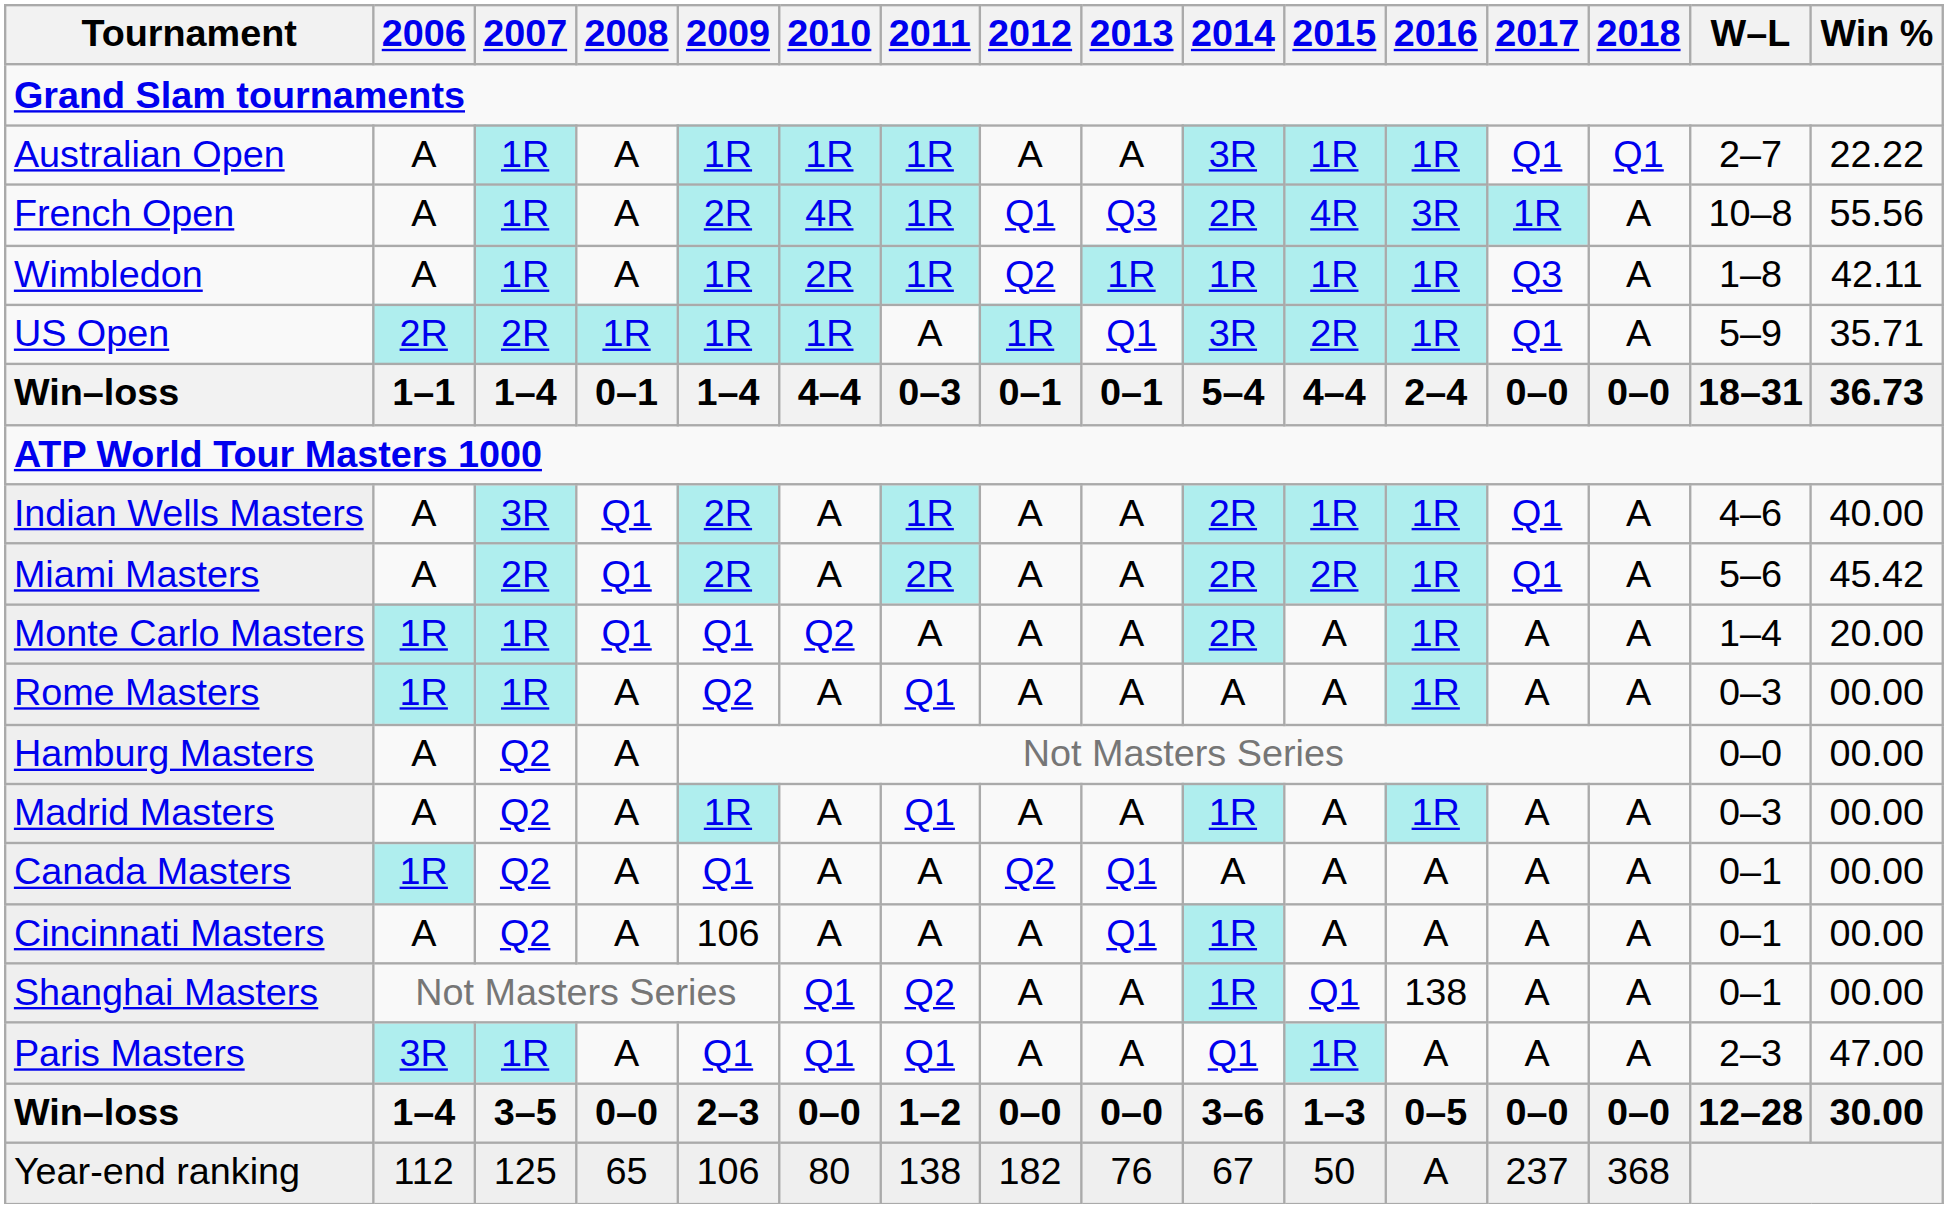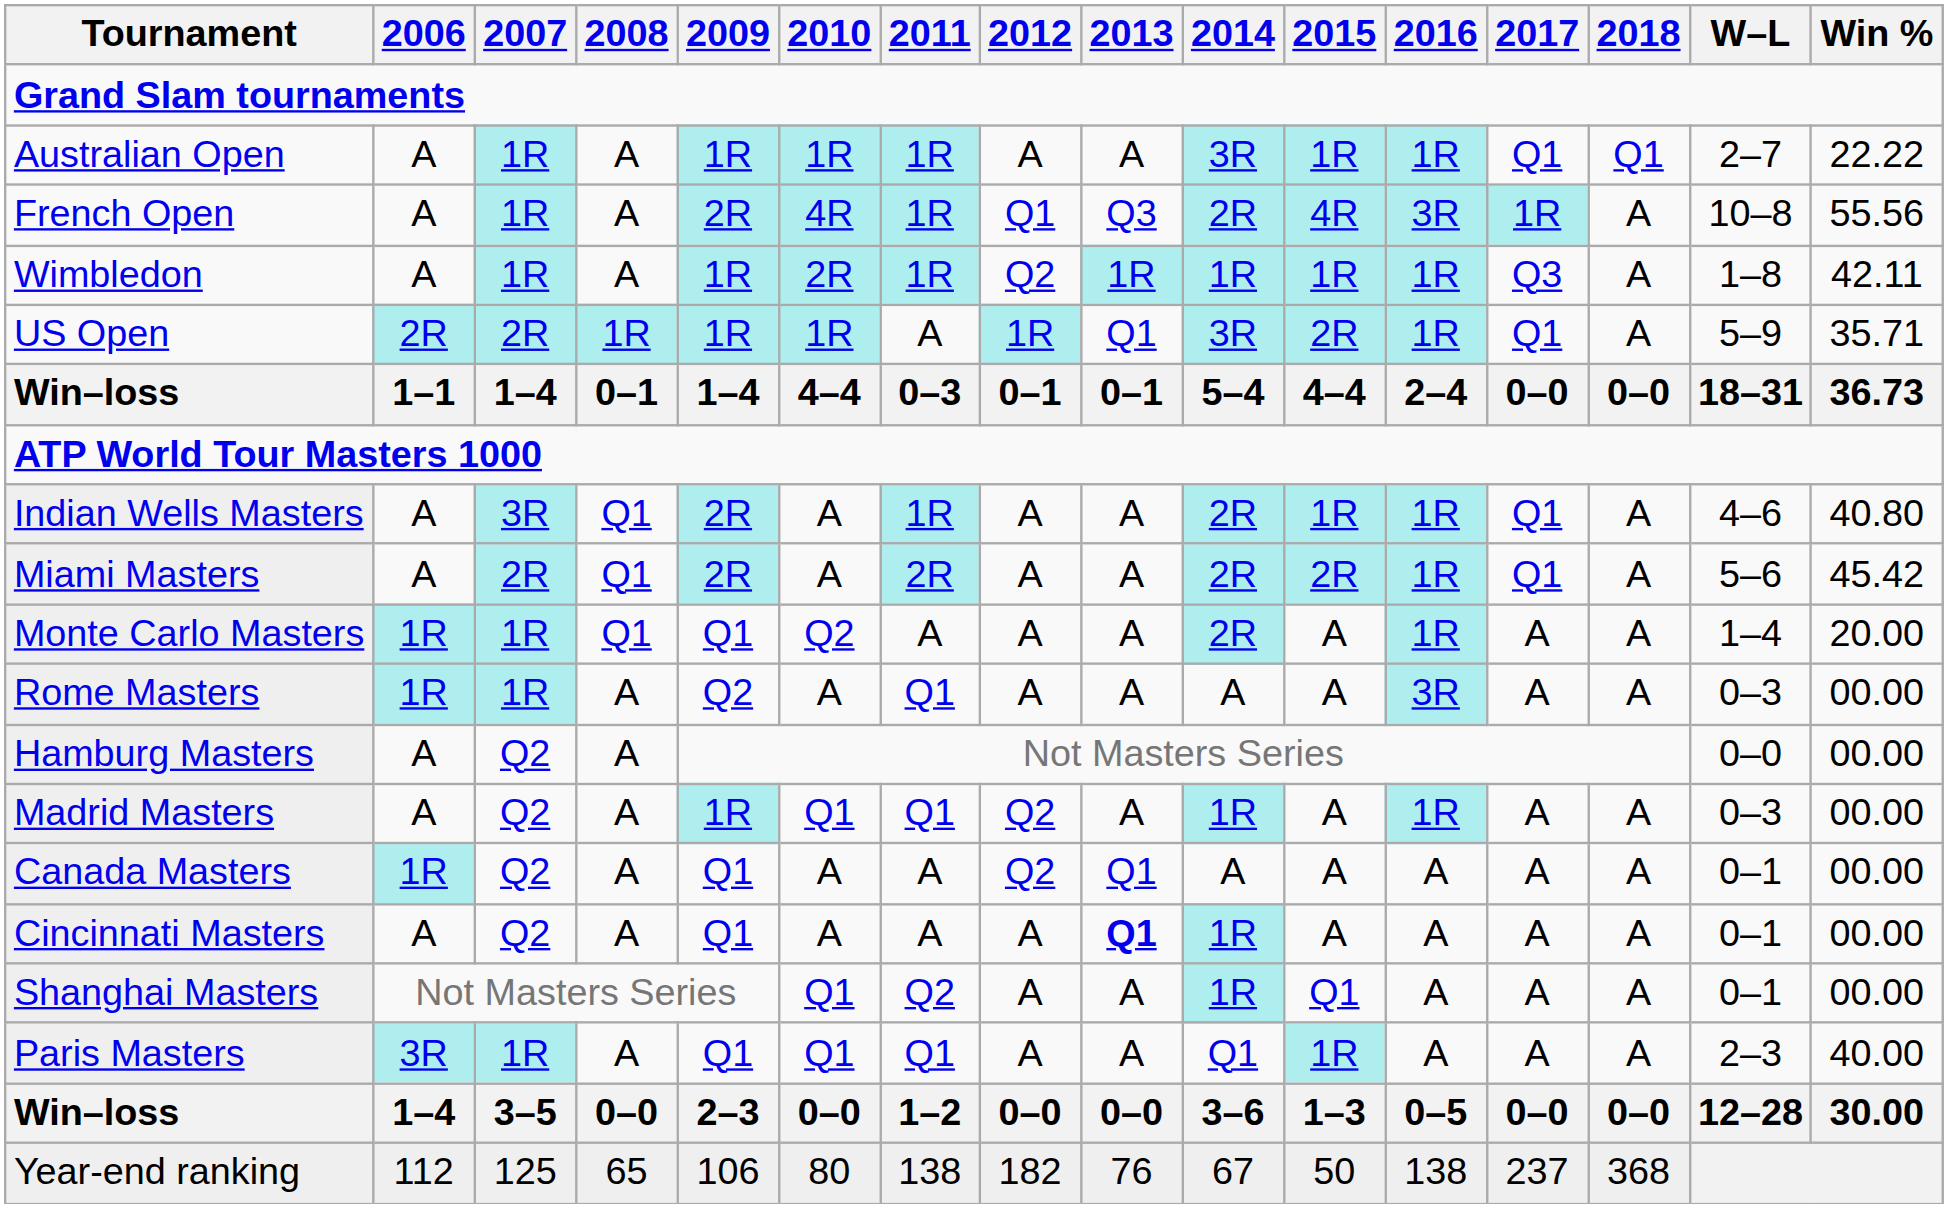(1877, 513) 40.00 -> (1877, 513) 40.80
(1436, 693) 1R -> (1436, 693) 3R
(829, 812) A -> (829, 812) Q1
(1030, 812) A -> (1030, 812) Q2
(728, 932) 106 -> (728, 932) Q1
(1132, 932) normal -> (1132, 932) bold
(1436, 992) 138 -> (1436, 992) A
(1877, 1052) 47.00 -> (1877, 1052) 40.00
(1436, 1172) A -> (1436, 1172) 138
